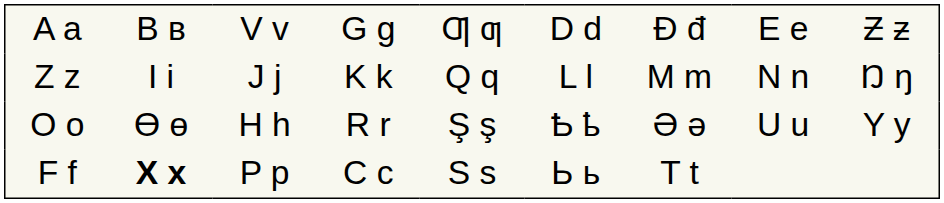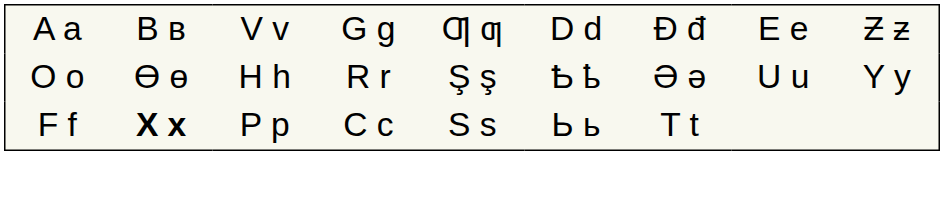- row: (57, 77)
